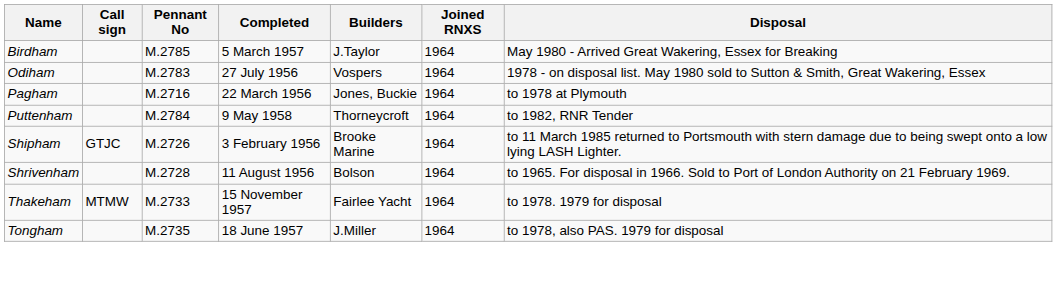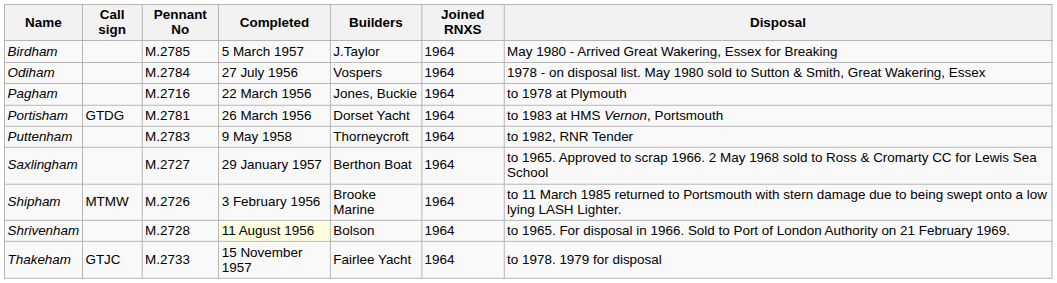(168, 72) M.2783 -> (168, 72) M.2784
+ row: (38, 115)
(168, 115) M.2784 -> (168, 136) M.2783
+ row: (43, 165)
(103, 144) GTJC -> (107, 202) MTMW
(268, 173) no background -> (268, 231) lightyellow background
(107, 202) MTMW -> (103, 259) GTJC
- row: (35, 231)
